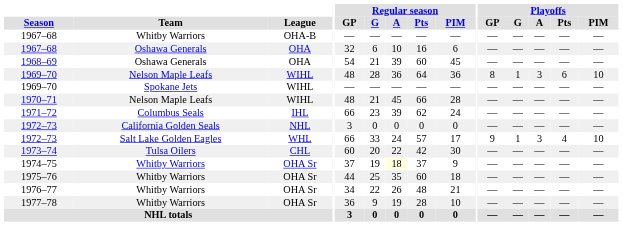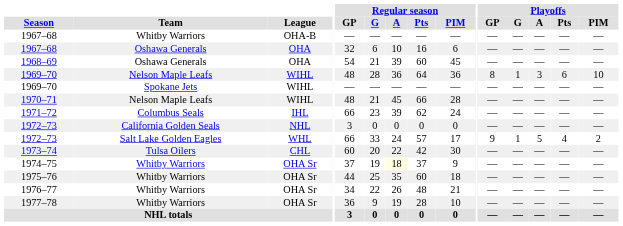(539, 138) 3 -> (539, 138) 5
(598, 138) 10 -> (598, 138) 2
